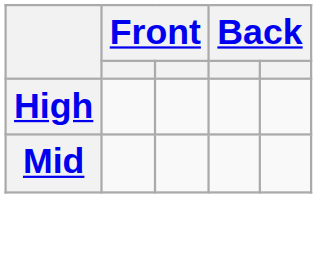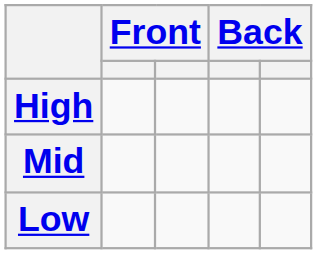+ row: (54, 218)
